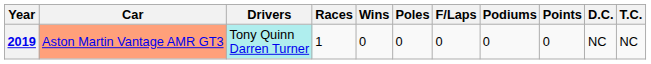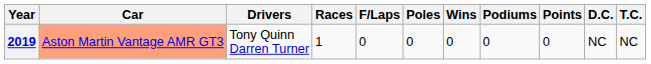columns swapped: (374, 14) <-> (456, 14)
(269, 41) paleturquoise background -> (269, 41) no background
